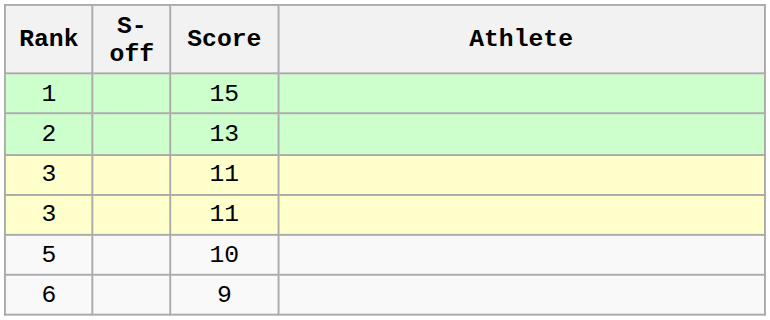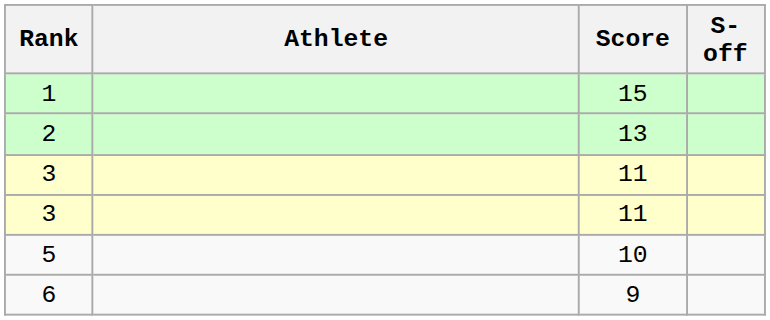columns swapped: (521, 39) <-> (132, 39)
